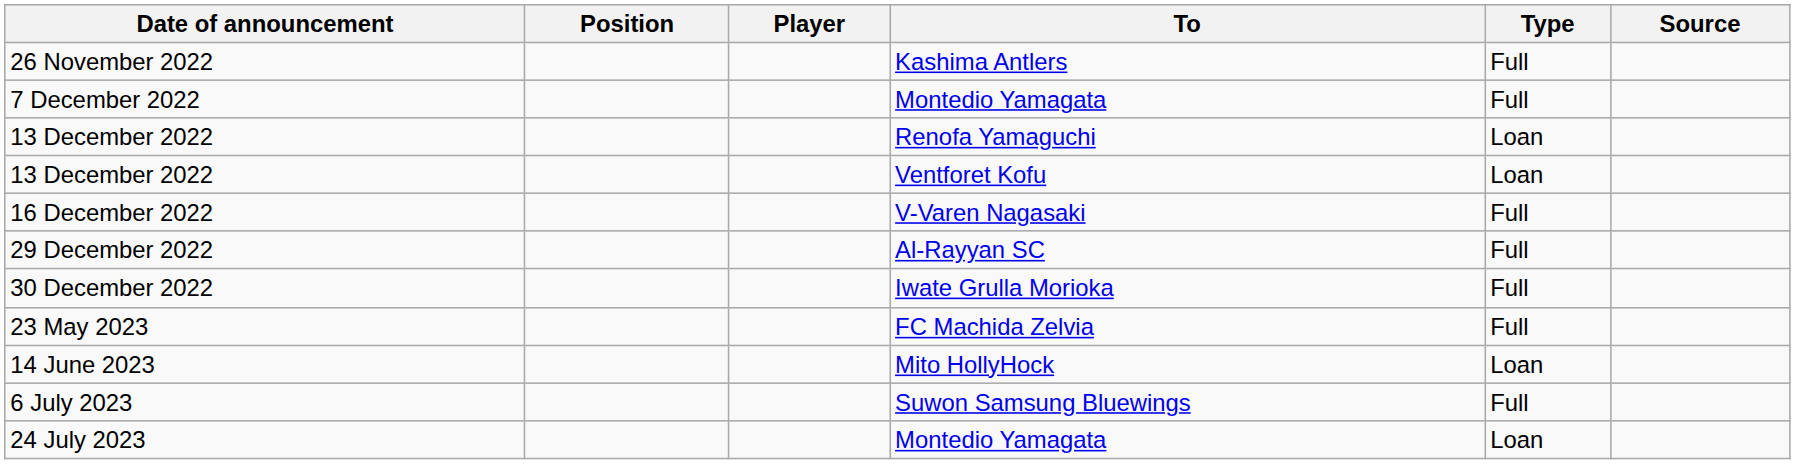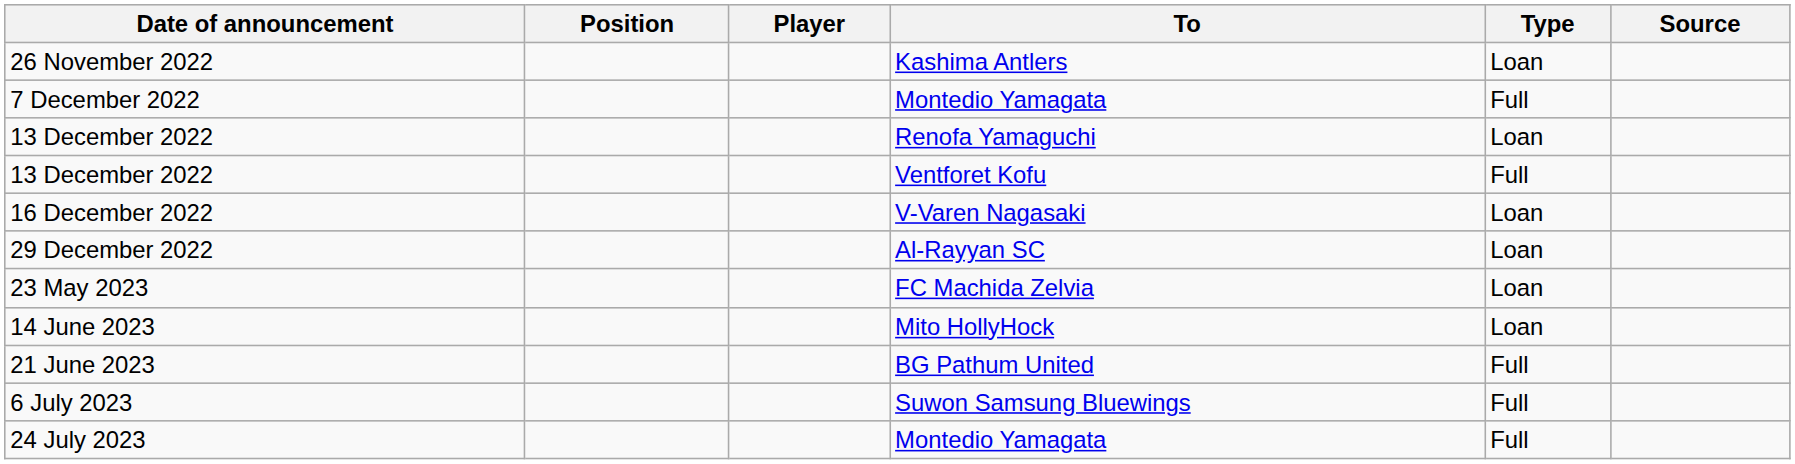(1509, 62) Full -> (1517, 62) Loan
(1517, 175) Loan -> (1509, 175) Full
(1509, 213) Full -> (1517, 213) Loan
(1509, 251) Full -> (1517, 251) Loan
- row: (112, 288)
(1509, 326) Full -> (1517, 288) Loan
+ row: (83, 364)
(1517, 439) Loan -> (1509, 439) Full
